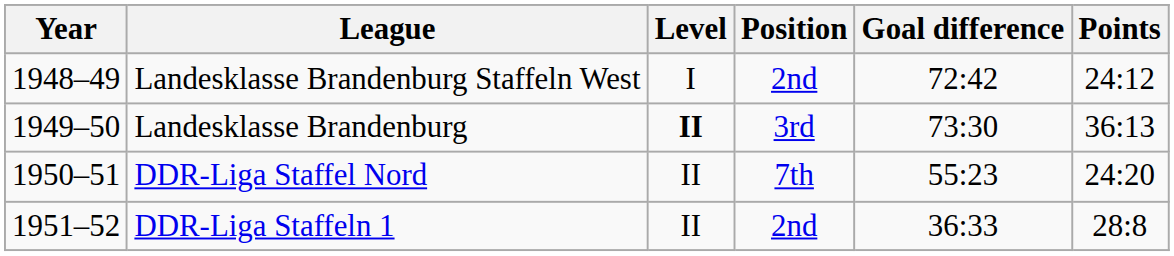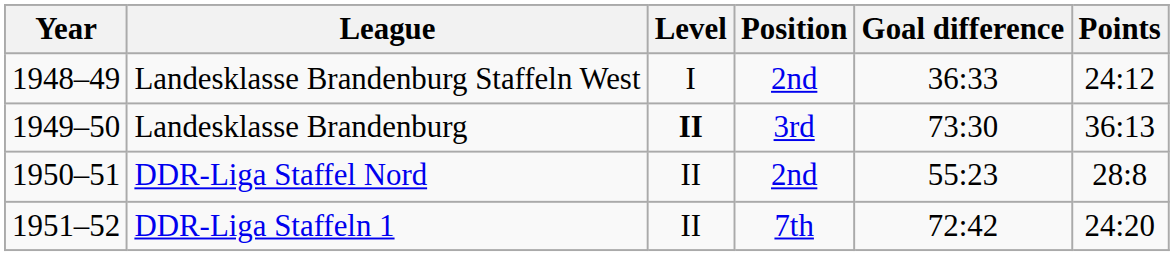(963, 77) 72:42 -> (963, 77) 36:33
(794, 175) 7th -> (794, 175) 2nd
(1120, 175) 24:20 -> (1120, 175) 28:8
(794, 224) 2nd -> (794, 224) 7th
(963, 224) 36:33 -> (963, 224) 72:42
(1120, 224) 28:8 -> (1120, 224) 24:20
